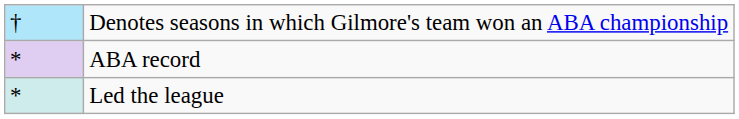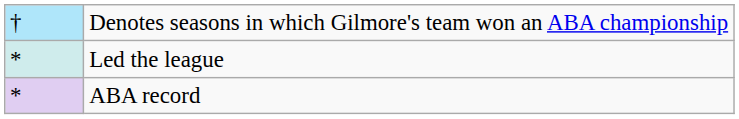rows swapped: (157, 95) <-> (145, 58)
